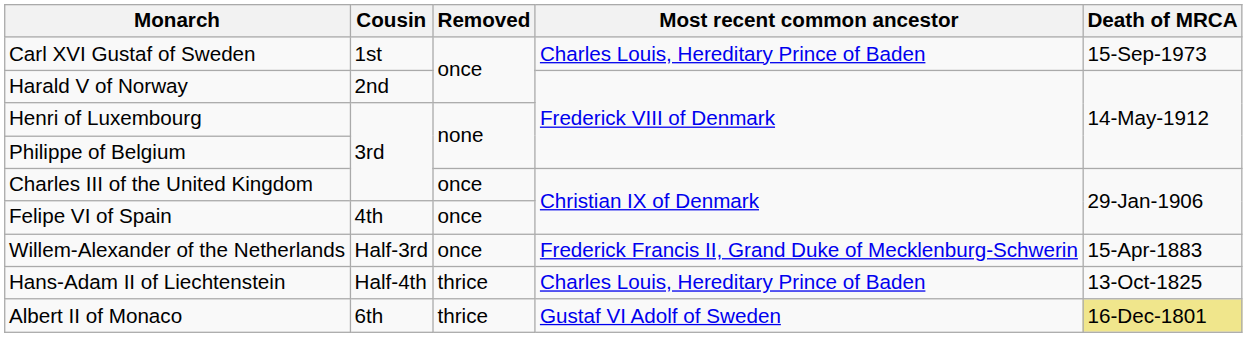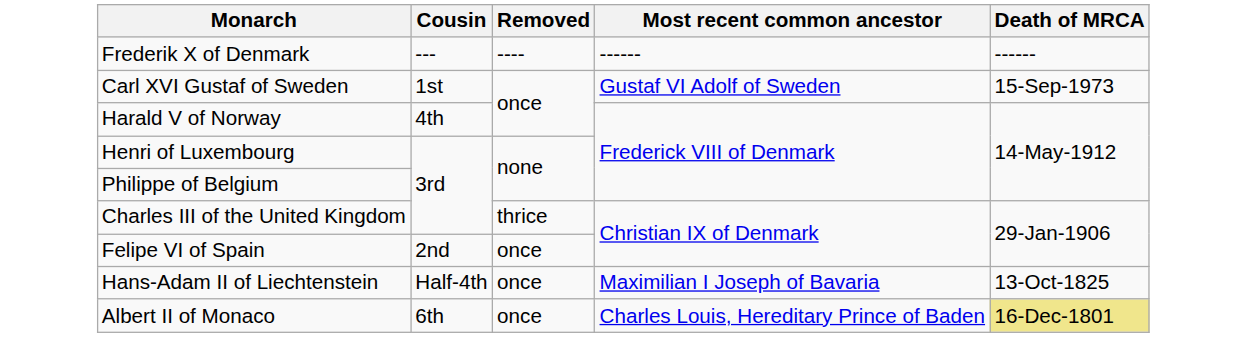+ row: (206, 53)
(733, 53) Charles Louis, Hereditary Prince of Baden -> (720, 86) Gustaf VI Adolf of Sweden
(372, 86) 2nd -> (430, 119) 4th
(460, 184) once -> (522, 217) thrice
(369, 217) 4th -> (433, 250) 2nd
- row: (177, 250)
(463, 282) thrice -> (520, 282) once
(733, 282) Charles Louis, Hereditary Prince of Baden -> (740, 282) Maximilian I Joseph of Bavaria
(463, 315) thrice -> (520, 315) once
(660, 315) Gustaf VI Adolf of Sweden -> (792, 315) Charles Louis, Hereditary Prince of Baden
